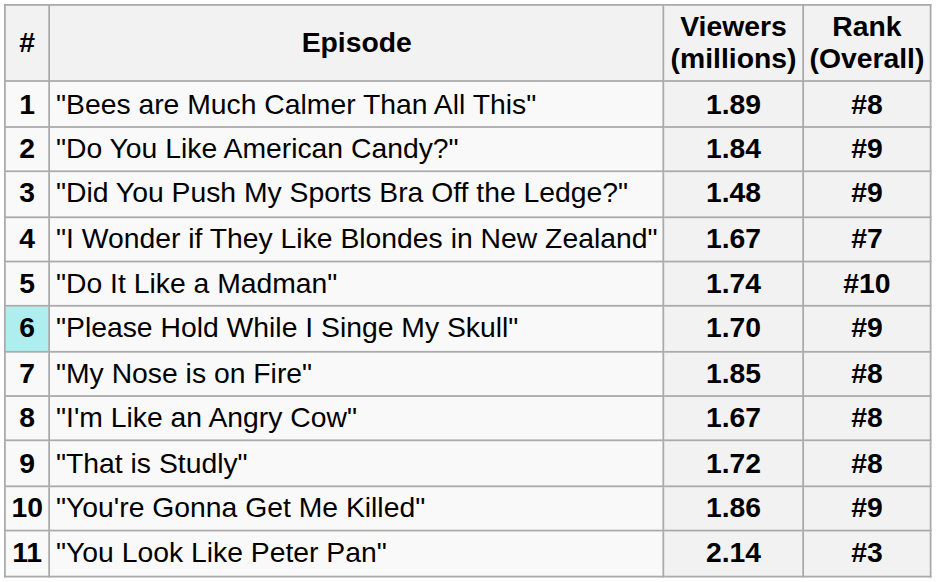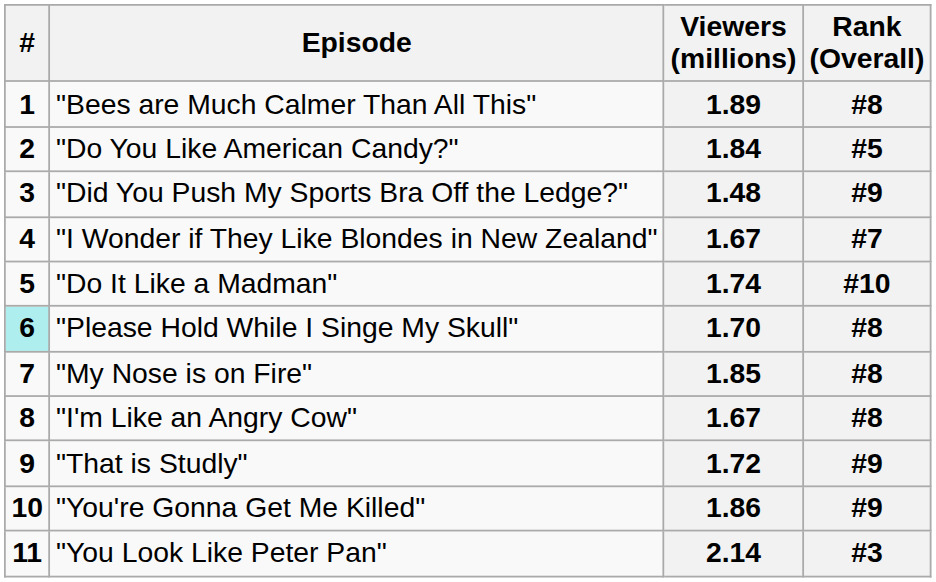(867, 148) #9 -> (867, 148) #5
(867, 328) #9 -> (867, 328) #8
(867, 463) #8 -> (867, 463) #9
